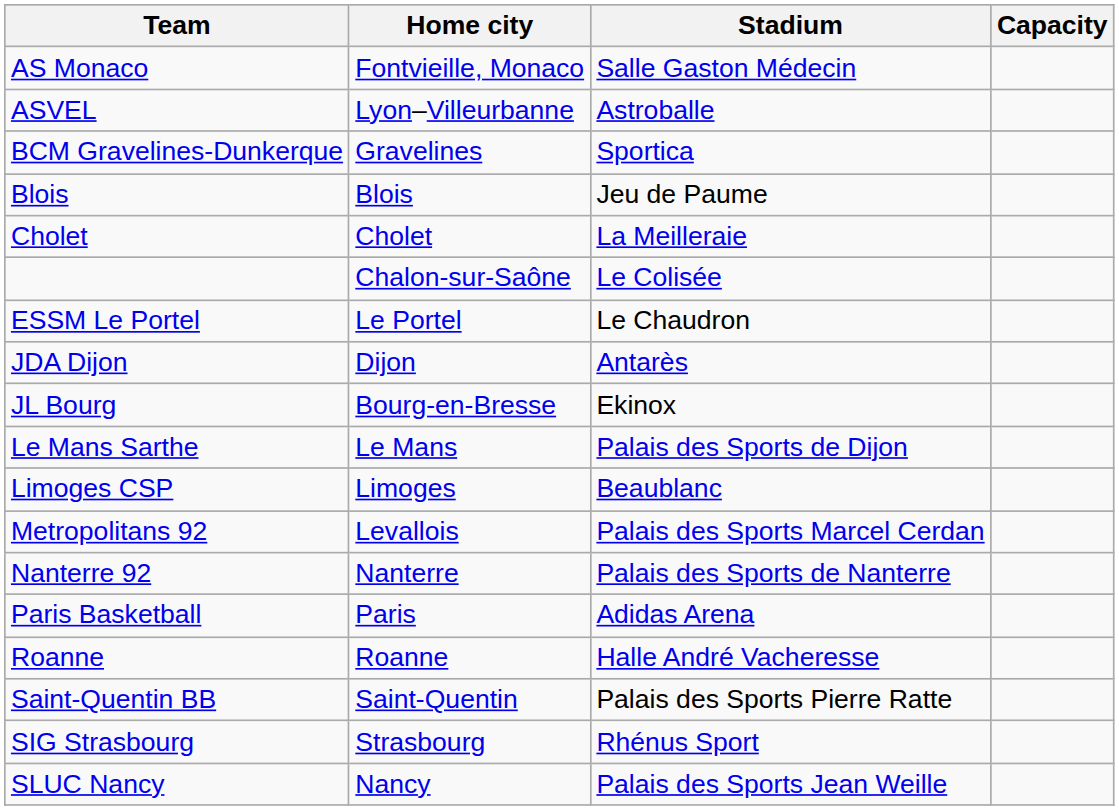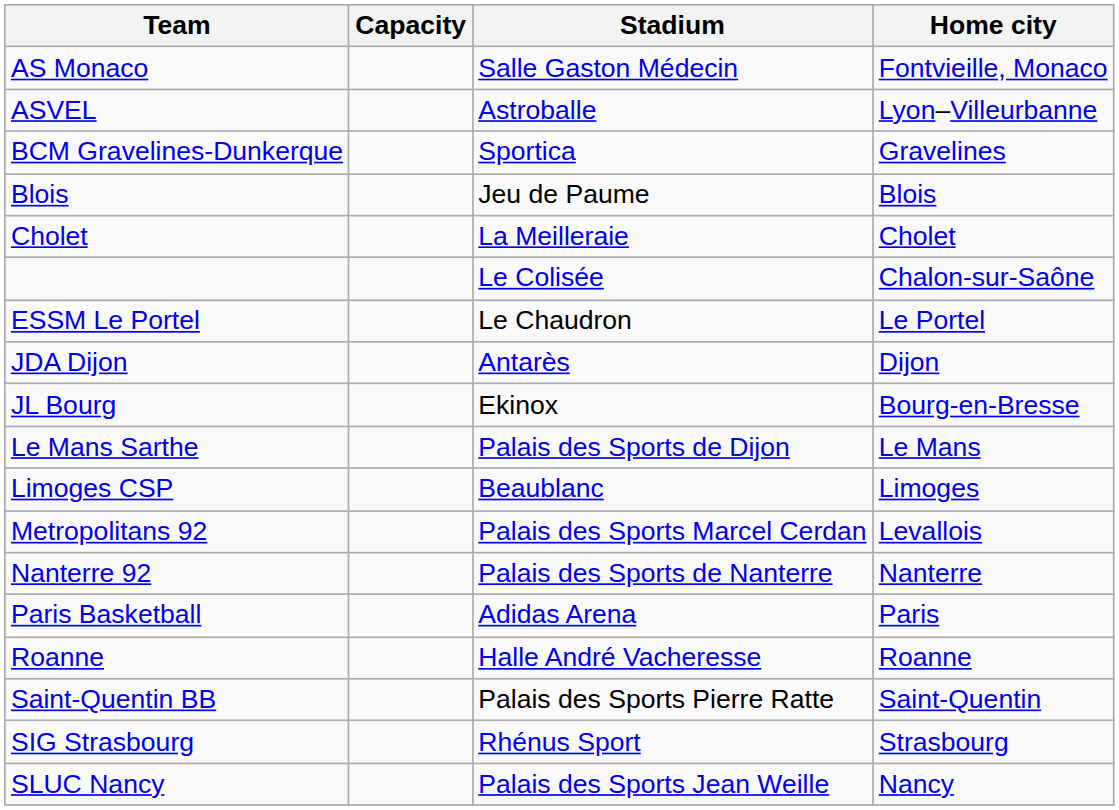columns swapped: (470, 25) <-> (1052, 25)
